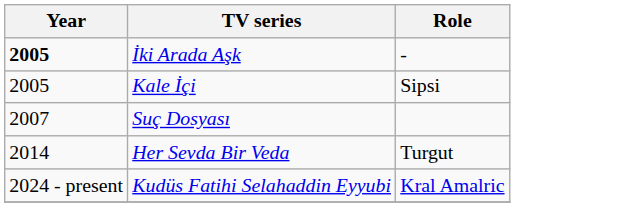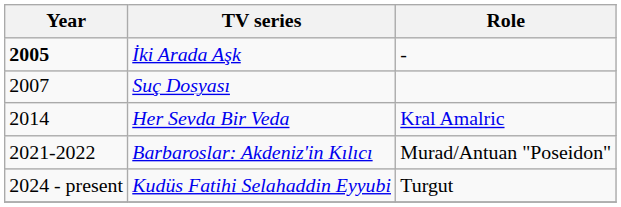- row: (164, 86)
(427, 152) Turgut -> (452, 119) Kral Amalric
+ row: (252, 152)
(452, 185) Kral Amalric -> (427, 185) Turgut
